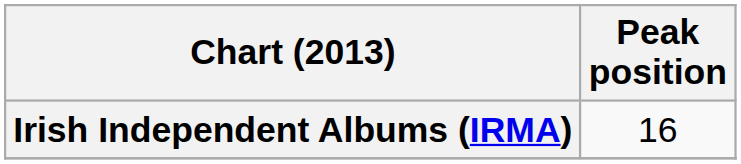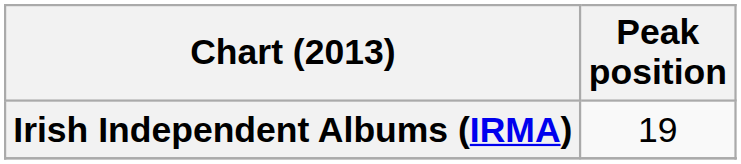(658, 128) 16 -> (658, 128) 19
